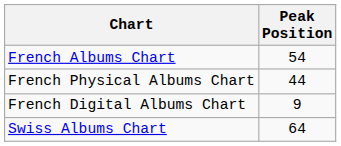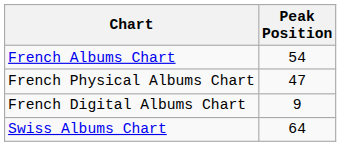(297, 81) 44 -> (297, 81) 47
